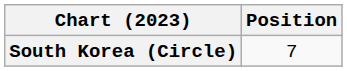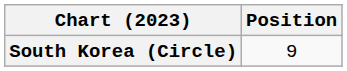(292, 51) 7 -> (292, 51) 9
